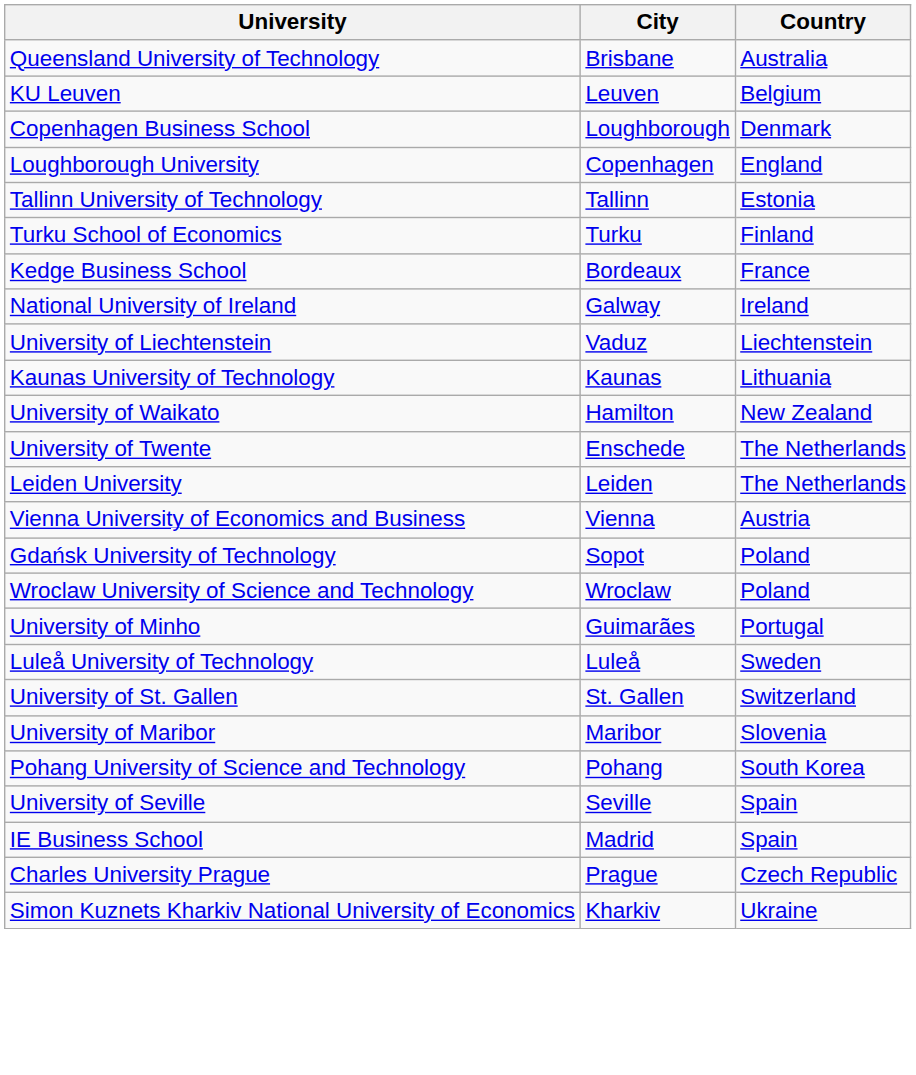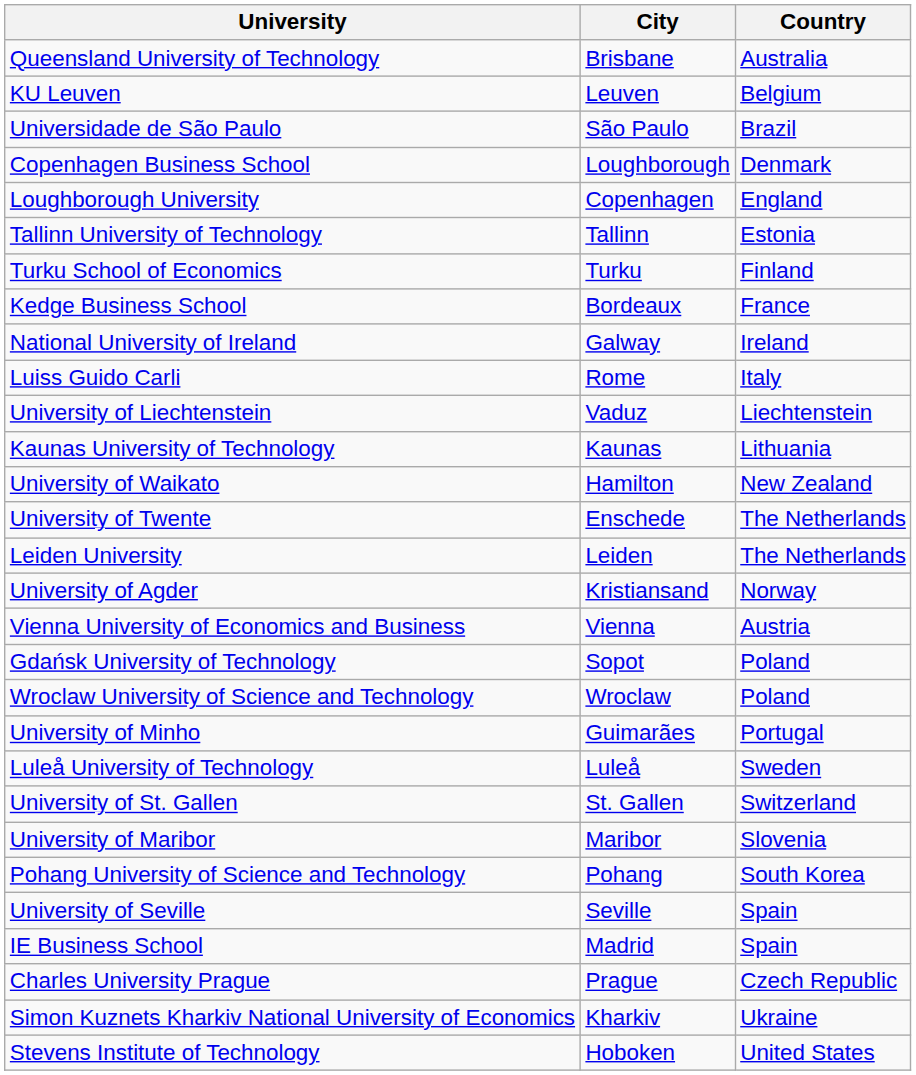+ row: (146, 128)
+ row: (95, 377)
+ row: (104, 590)
+ row: (165, 1052)
